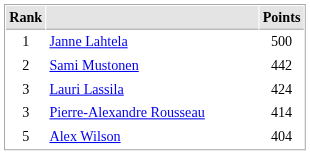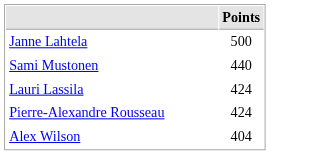- column: (26, 17)
(282, 65) 442 -> (241, 65) 440
(282, 113) 414 -> (241, 113) 424
